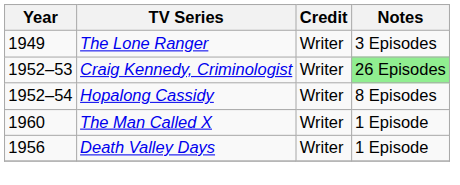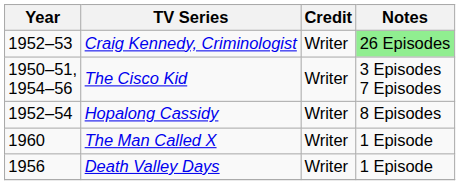- row: (144, 43)
+ row: (136, 79)
